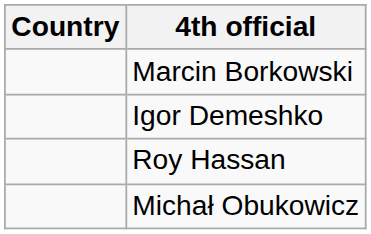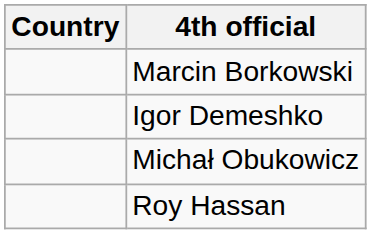rows swapped: (209, 160) <-> (246, 205)
